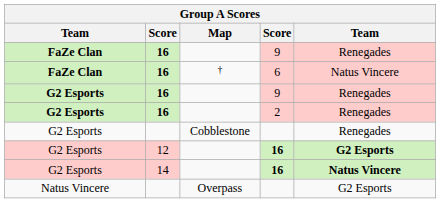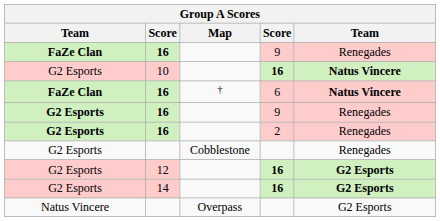+ row: (163, 71)
(365, 72) normal -> (365, 91) bold
(365, 169) Natus Vincere -> (365, 188) G2 Esports
